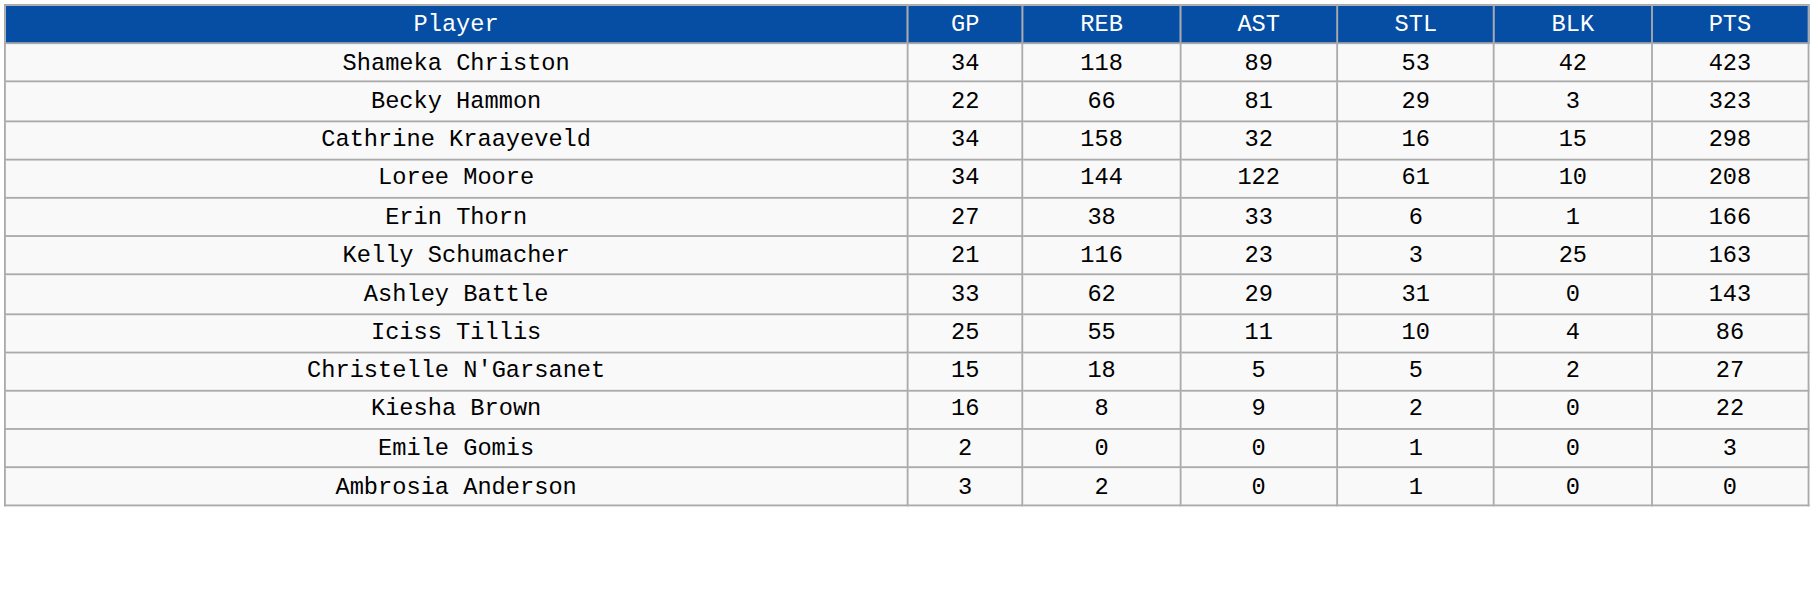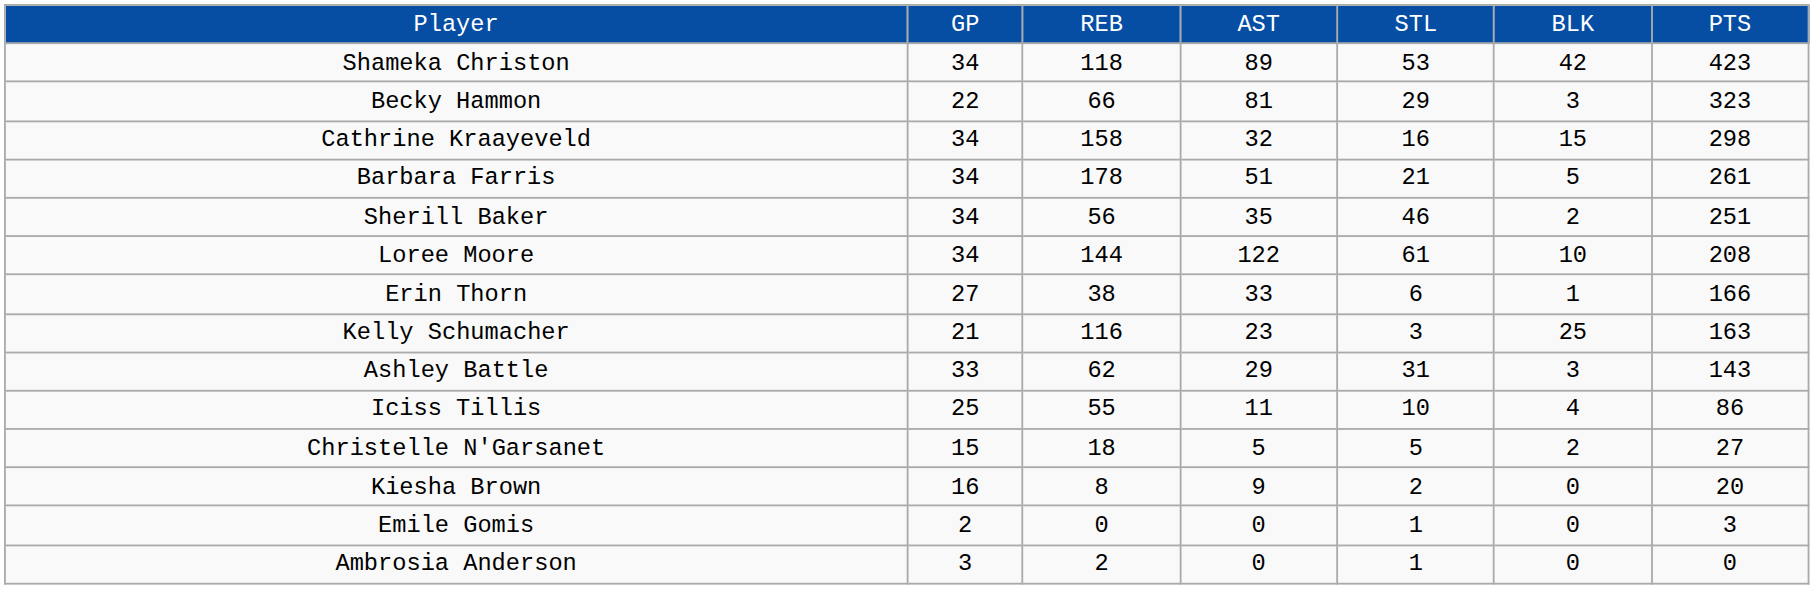+ row: (456, 178)
+ row: (456, 217)
(1573, 294) 0 -> (1573, 371) 3
(1730, 410) 22 -> (1730, 487) 20
